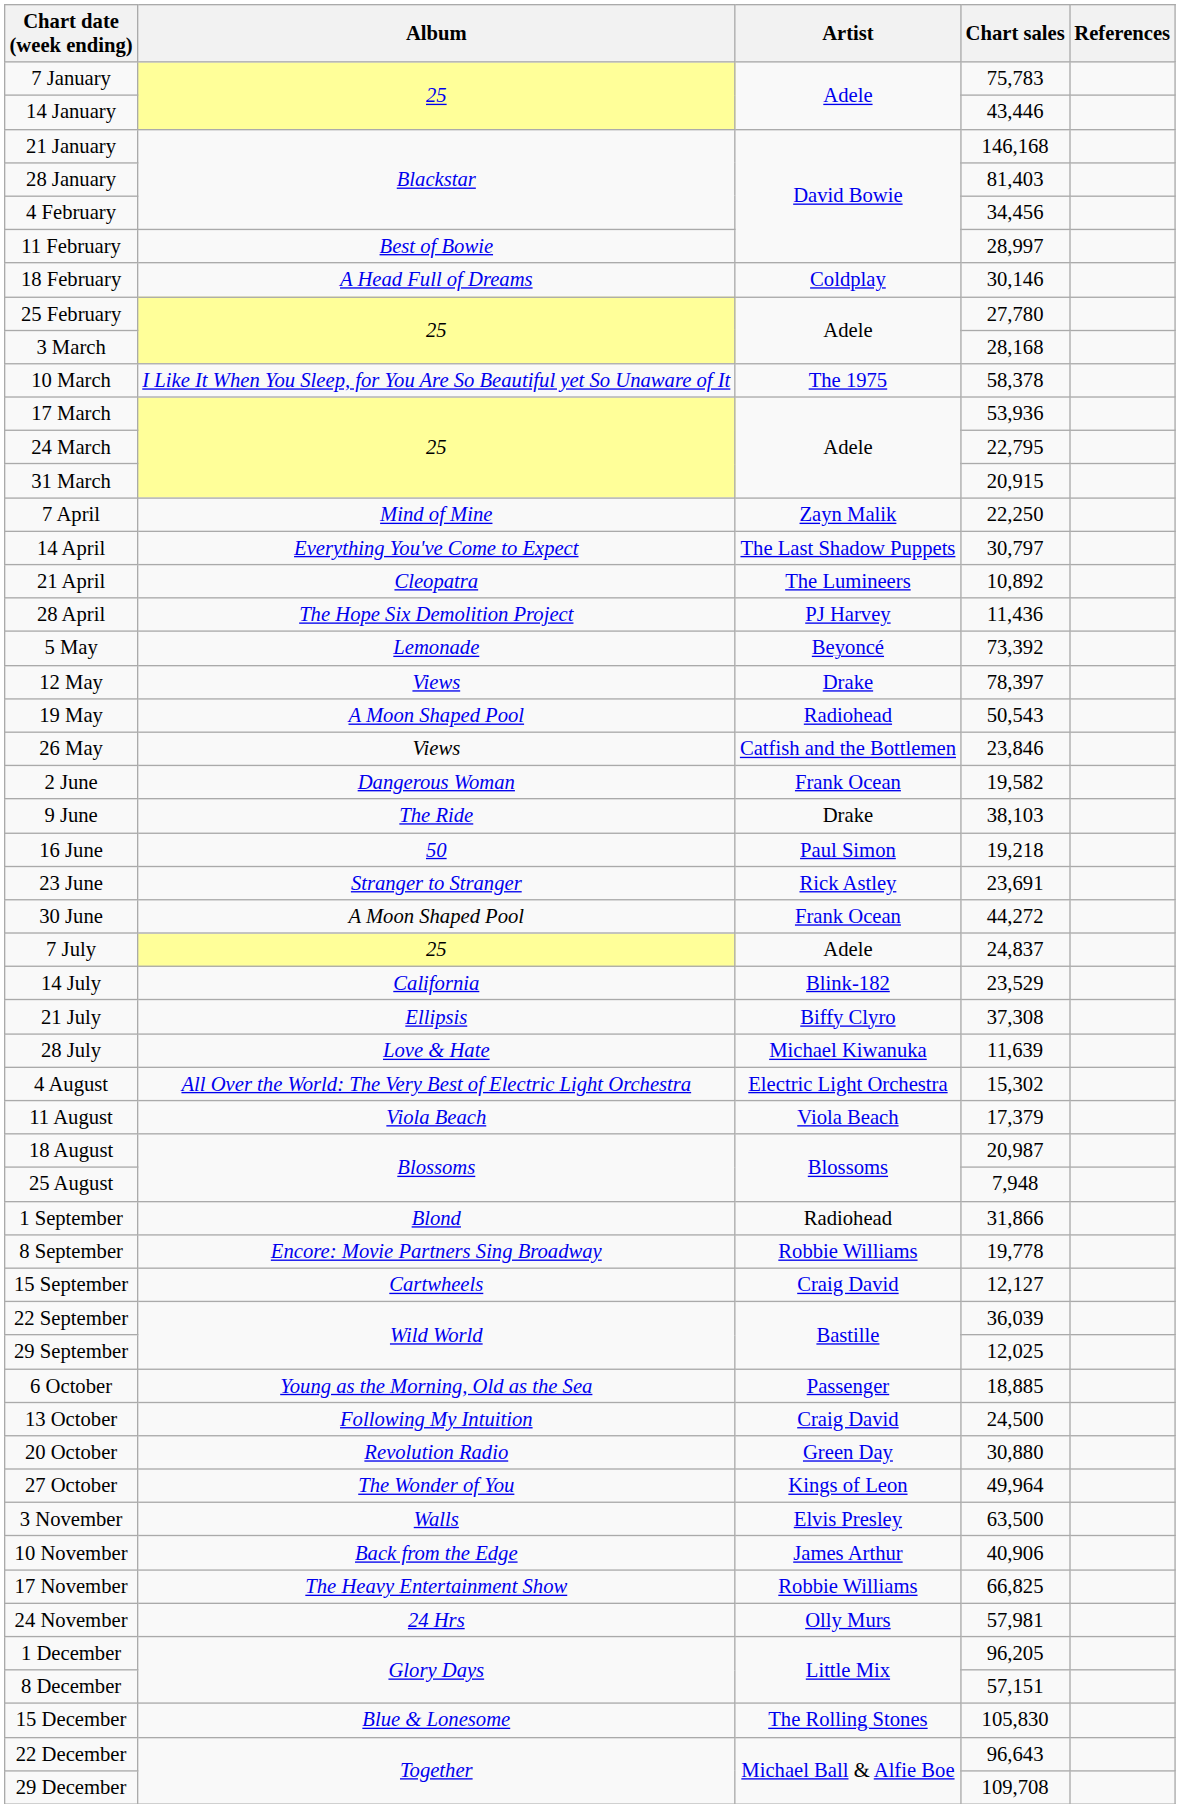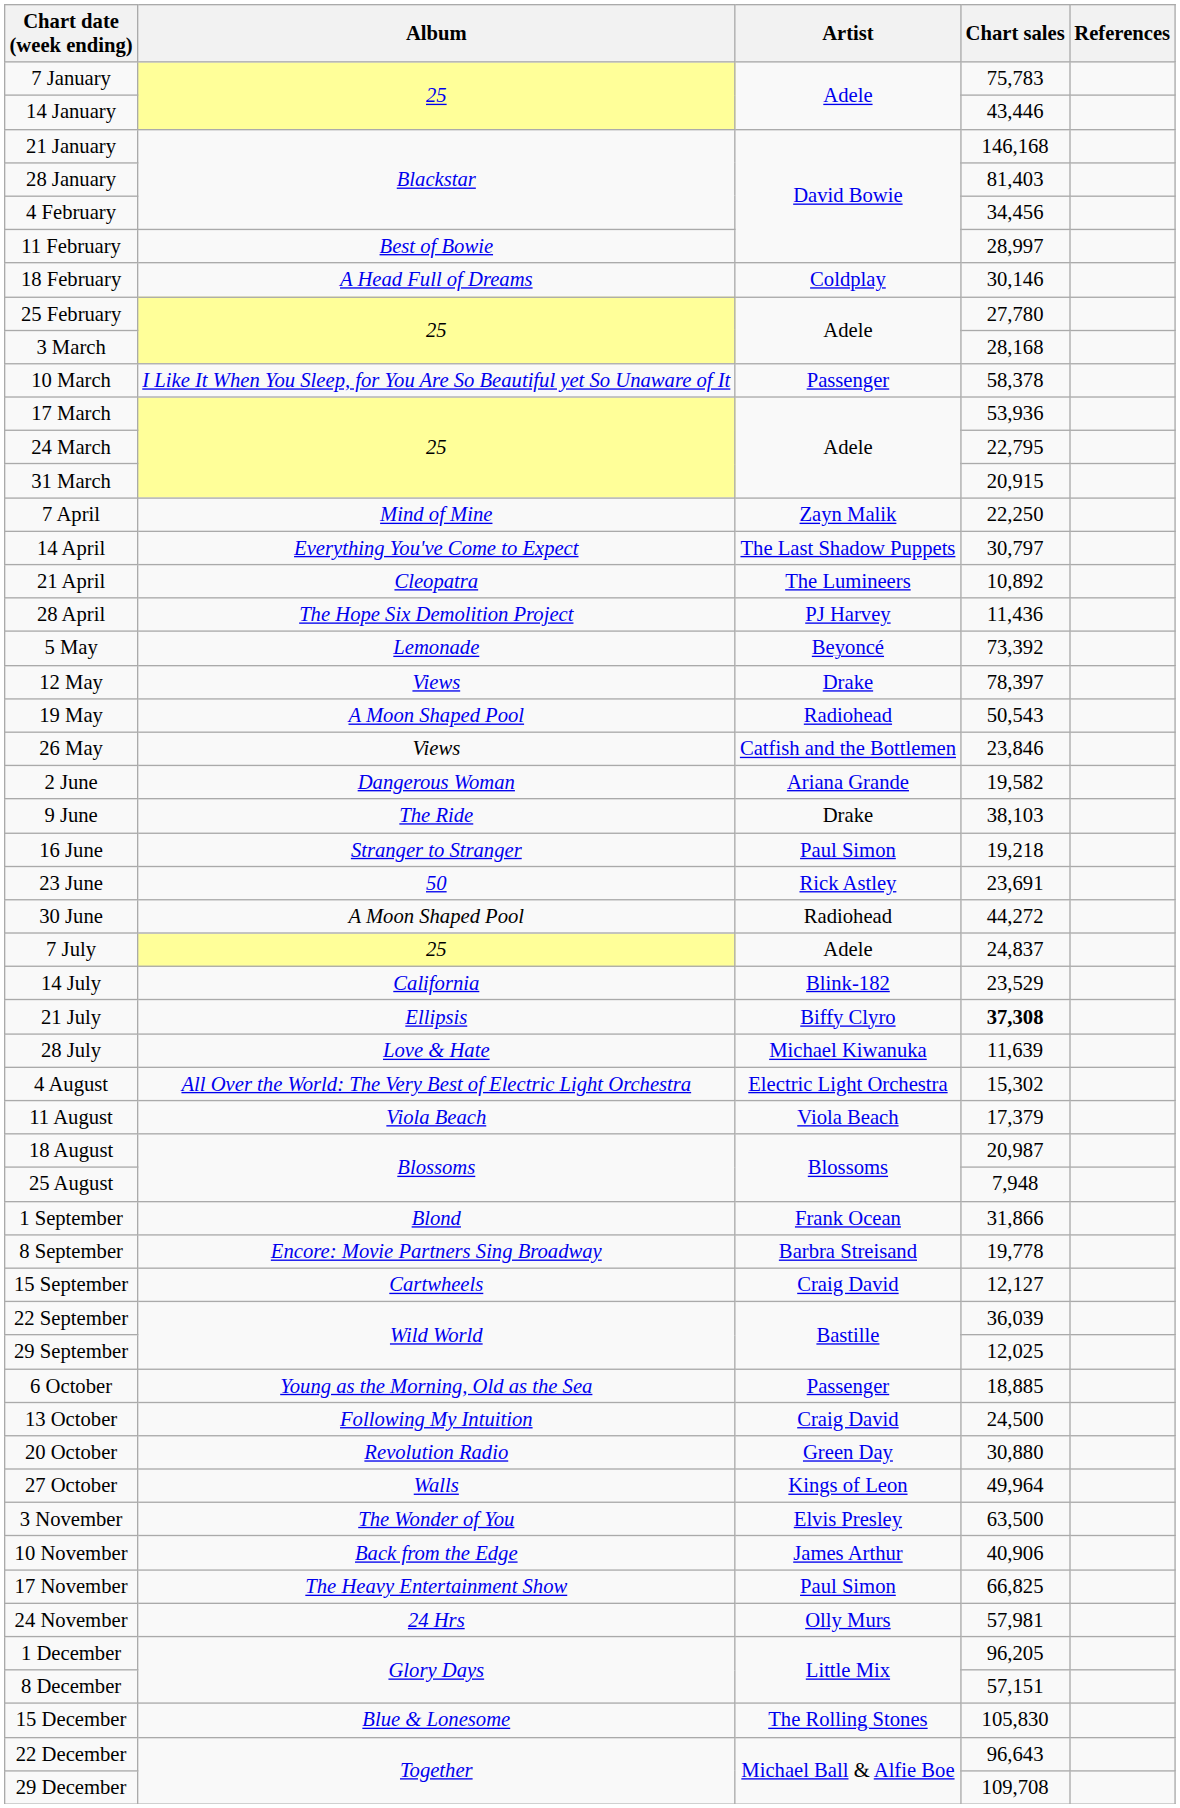(848, 379) The 1975 -> (848, 379) Passenger
(848, 781) Frank Ocean -> (848, 781) Ariana Grande
(436, 848) 50 -> (436, 848) Stranger to Stranger
(436, 882) Stranger to Stranger -> (436, 882) 50
(848, 915) Frank Ocean -> (848, 915) Radiohead
(1015, 1016) normal -> (1015, 1016) bold
(848, 1217) Radiohead -> (848, 1217) Frank Ocean
(848, 1250) Robbie Williams -> (848, 1250) Barbra Streisand
(436, 1485) The Wonder of You -> (436, 1485) Walls
(436, 1518) Walls -> (436, 1518) The Wonder of You
(848, 1585) Robbie Williams -> (848, 1585) Paul Simon
